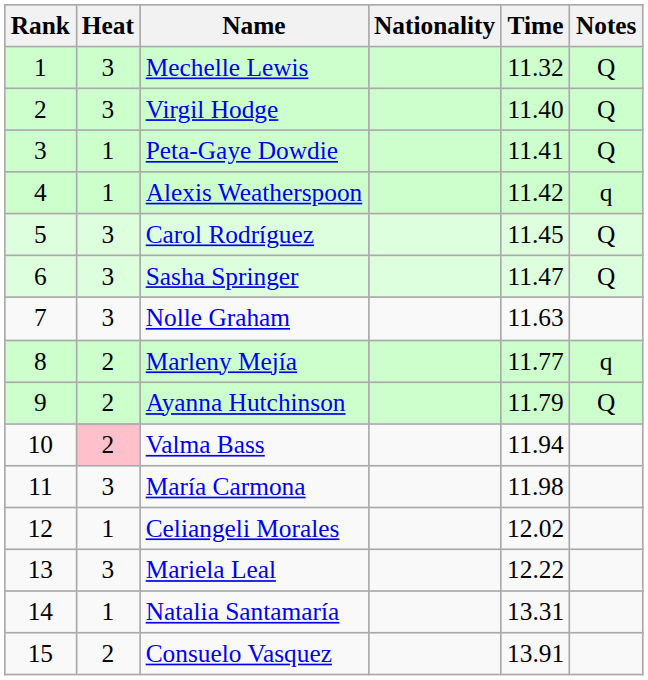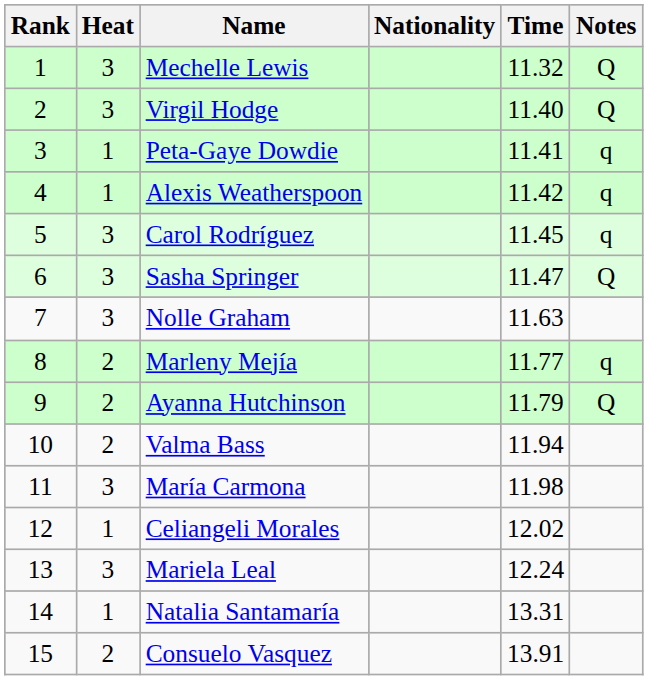(606, 151) Q -> (606, 151) q
(606, 234) Q -> (606, 234) q
(108, 444) pink background -> (108, 444) no background
(536, 569) 12.22 -> (536, 569) 12.24
